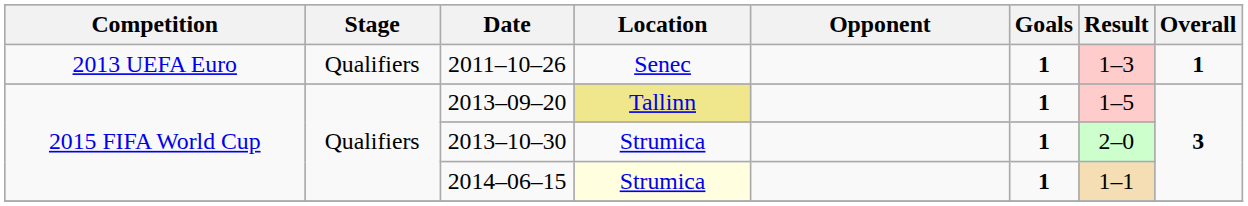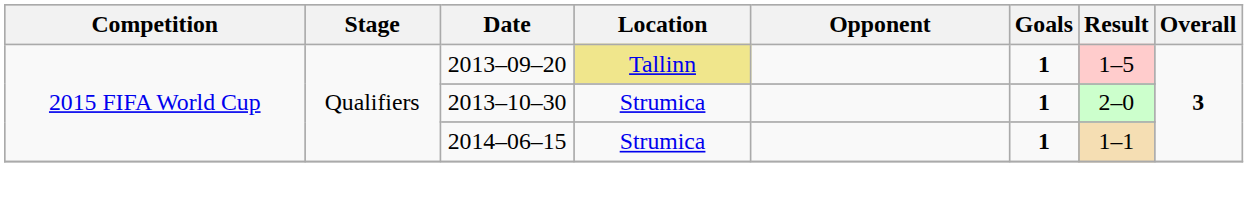- row: (507, 63)
(663, 181) lightyellow background -> (663, 142) no background
